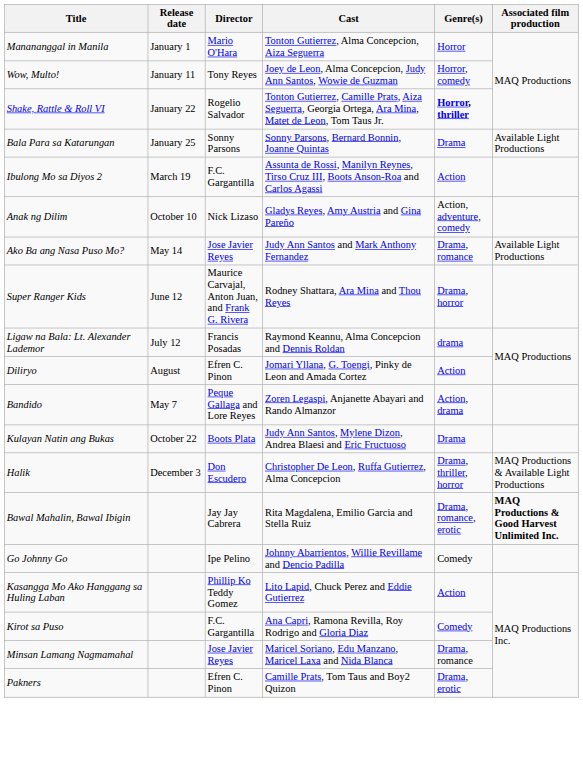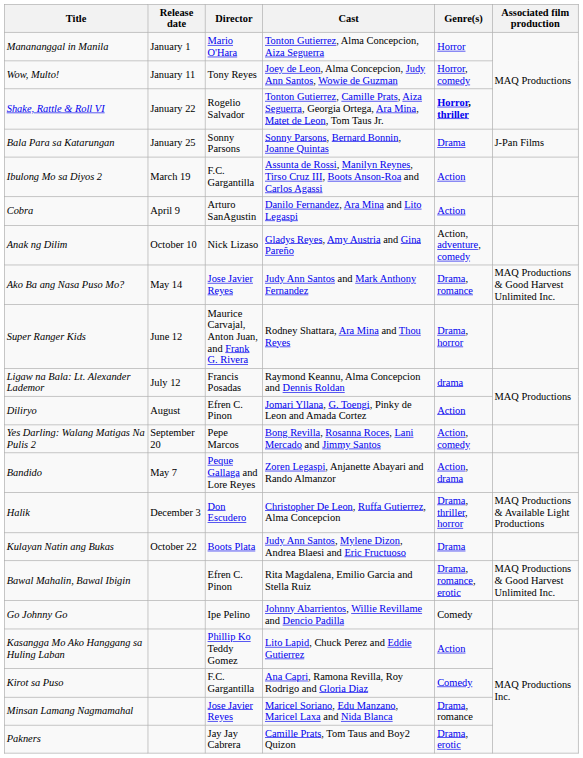(527, 143) Available Light Productions -> (519, 143) J-Pan Films
+ row: (20, 211)
(527, 251) Available Light Productions -> (533, 285) MAQ Productions & Good Harvest Unlimited Inc.
+ row: (76, 438)
rows swapped: (60, 438) <-> (18, 472)
(224, 518) Jay Jay Cabrera -> (225, 580) Efren C. Pinon
(527, 518) bold -> (533, 580) normal
(225, 682) Efren C. Pinon -> (224, 739) Jay Jay Cabrera
